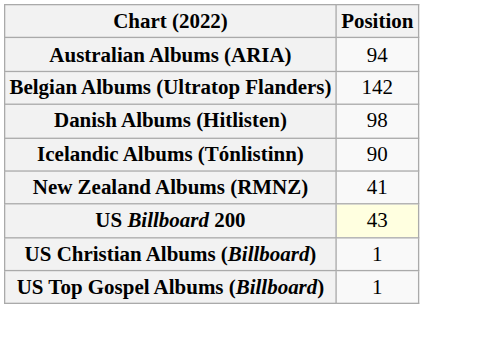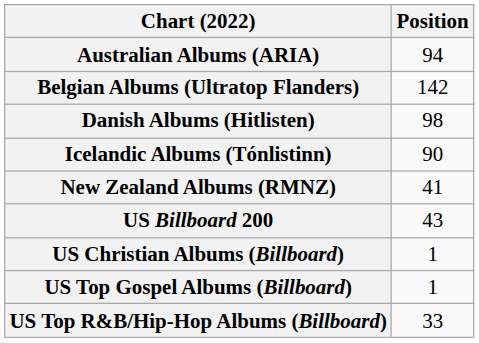(377, 220) lightyellow background -> (433, 220) no background
+ row: (198, 320)
